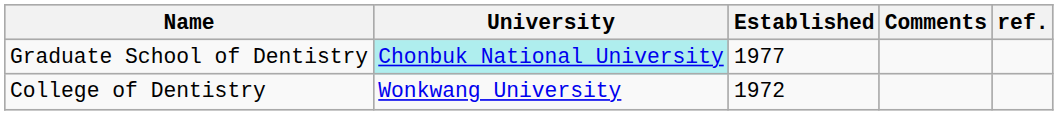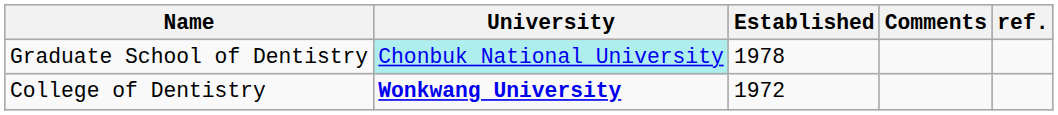(759, 57) 1977 -> (759, 57) 1978
(500, 92) normal -> (500, 92) bold
